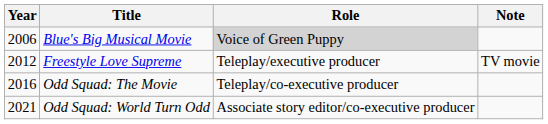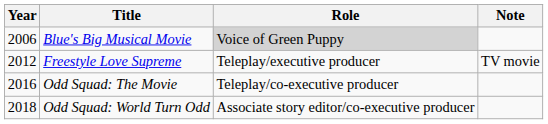(22, 107) 2021 -> (22, 107) 2018
